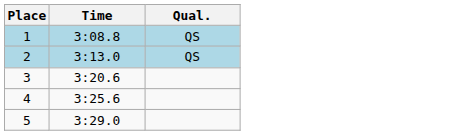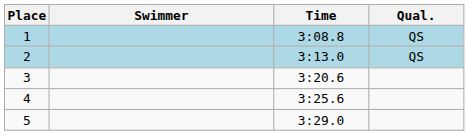+ column: (161, 15)
